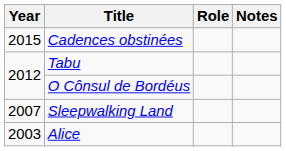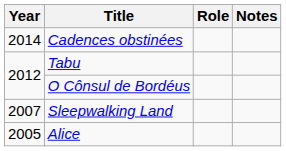(24, 39) 2015 -> (24, 39) 2014
(24, 134) 2003 -> (24, 134) 2005
